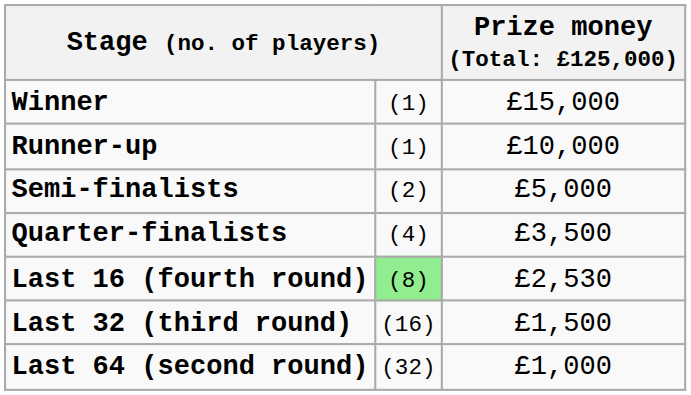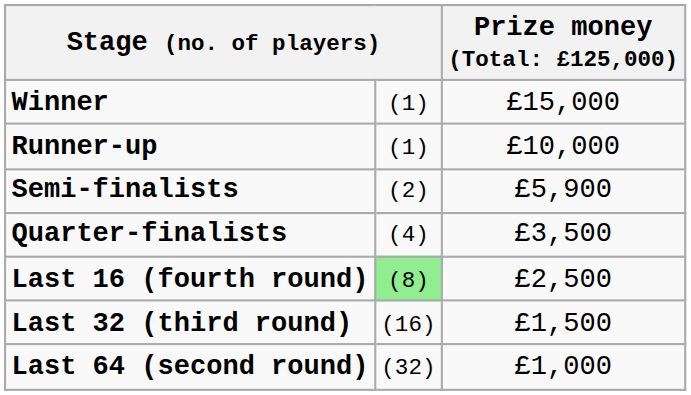(563, 190) £5,000 -> (563, 190) £5,900
(563, 279) £2,530 -> (563, 279) £2,500
